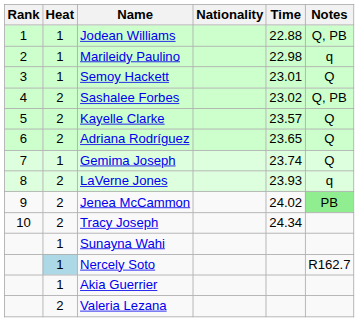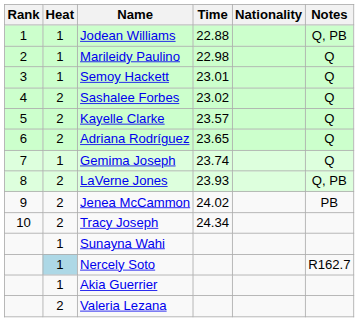columns swapped: (230, 14) <-> (286, 14)
(329, 56) q -> (329, 56) Q
(329, 98) Q, PB -> (329, 98) Q
(329, 181) q -> (329, 181) Q, PB
(329, 202) lightgreen background -> (329, 202) no background
